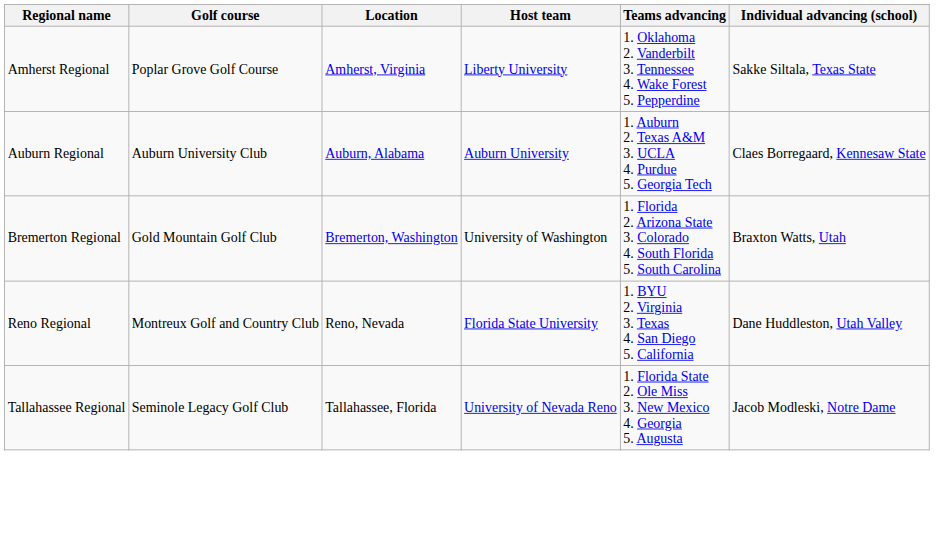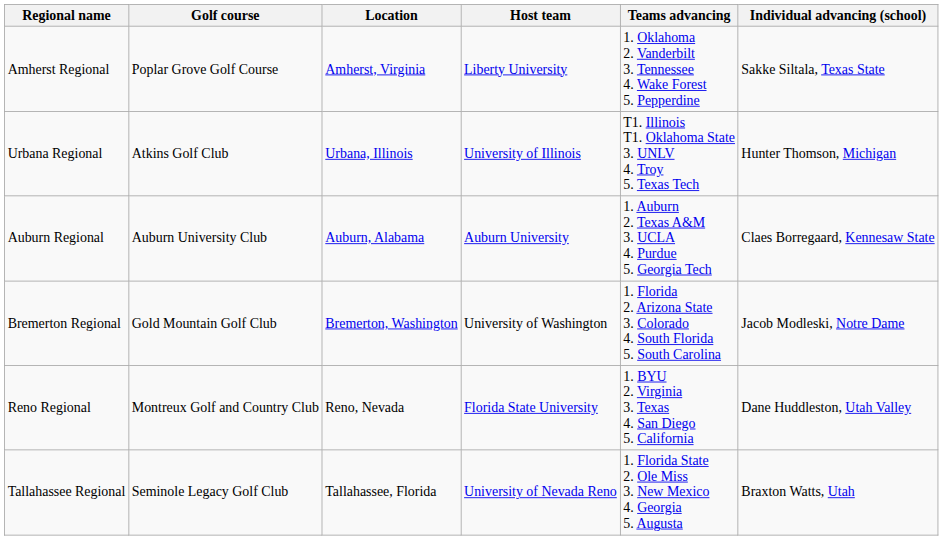+ row: (55, 153)
(789, 238) Braxton Watts, Utah -> (823, 323) Jacob Modleski, Notre Dame
(814, 407) Jacob Modleski, Notre Dame -> (798, 492) Braxton Watts, Utah
